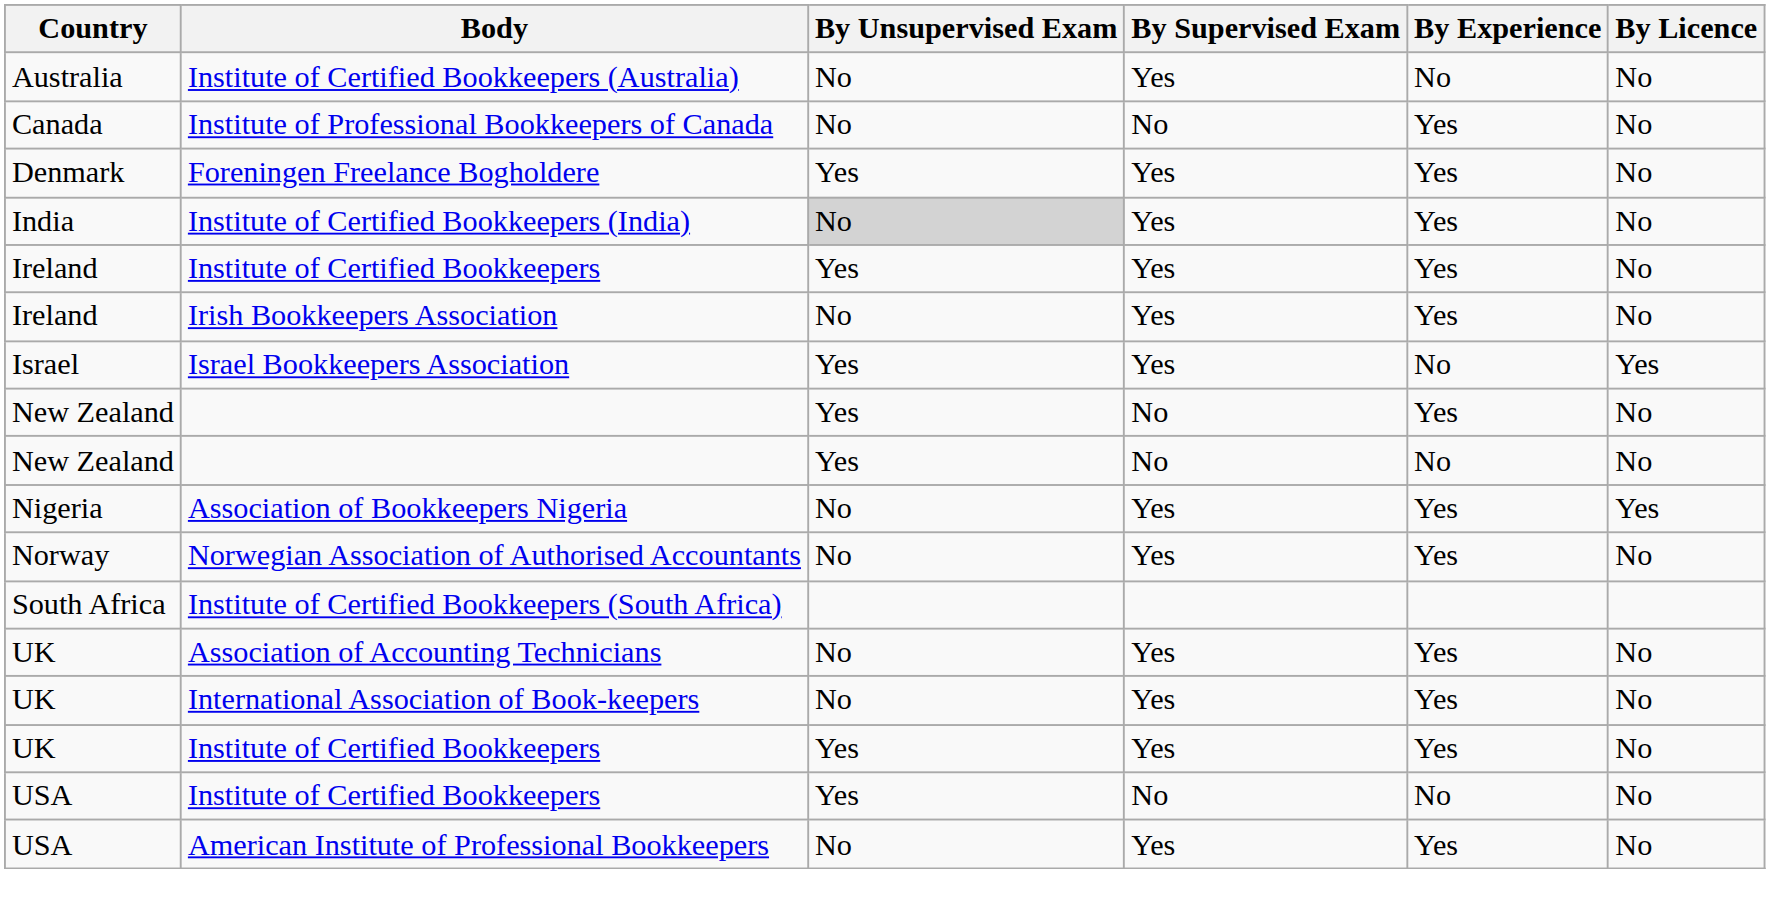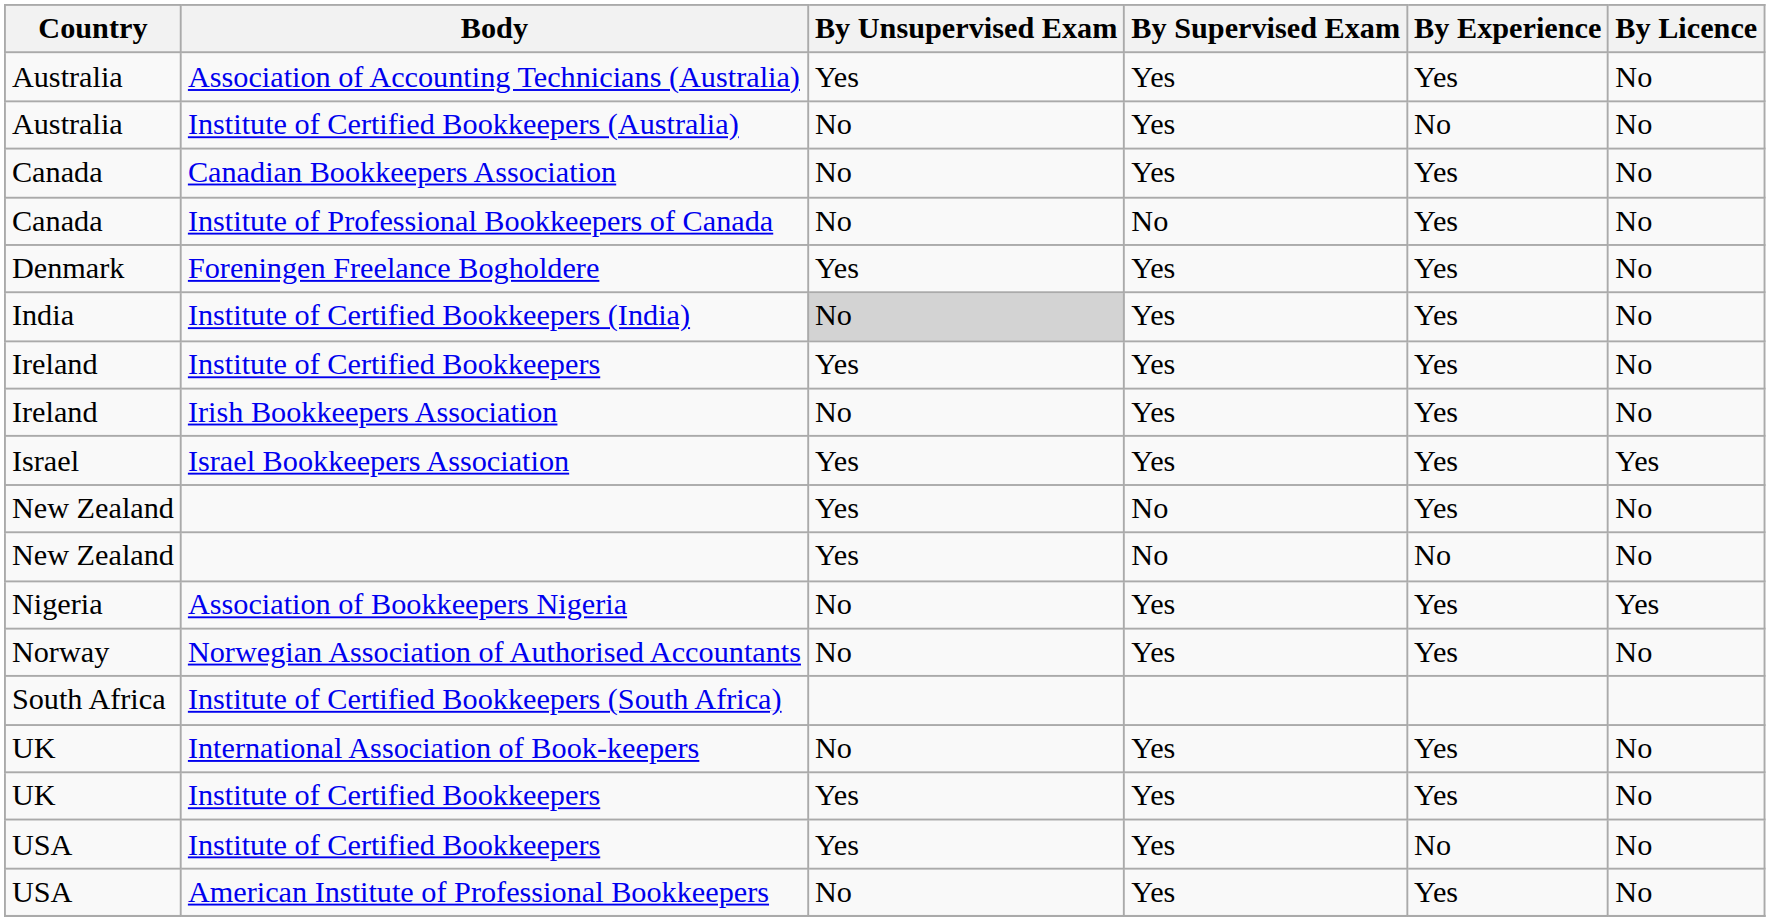+ row: (67, 76)
+ row: (57, 172)
(1433, 364) No -> (1436, 460) Yes
- row: (34, 651)
(1150, 795) No -> (1153, 843) Yes
